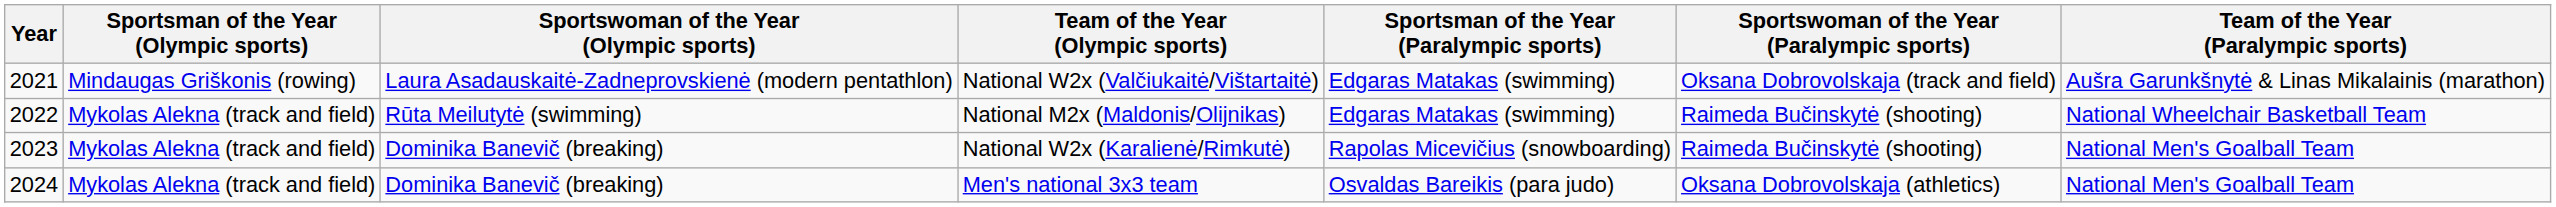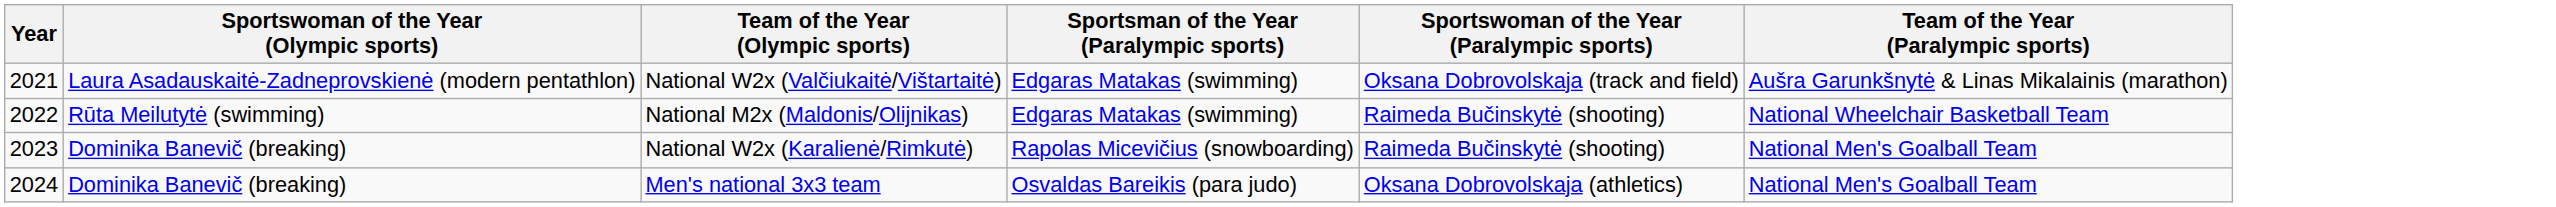- column: (222, 33)
